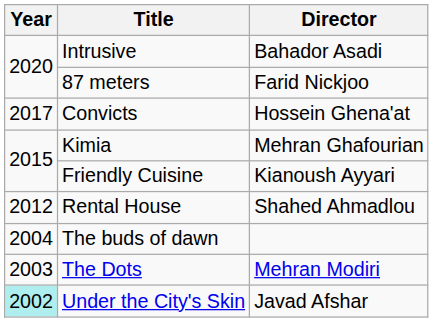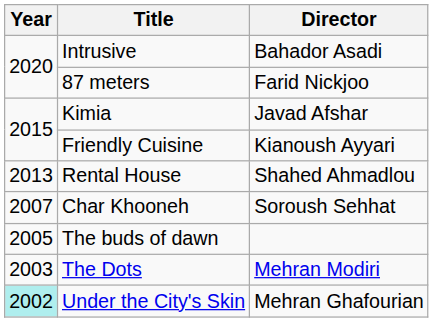- row: (100, 113)
(339, 144) Mehran Ghafourian -> (311, 113) Javad Afshar
(31, 207) 2012 -> (31, 176) 2013
+ row: (125, 207)
(31, 238) 2004 -> (31, 238) 2005
(311, 301) Javad Afshar -> (339, 301) Mehran Ghafourian
